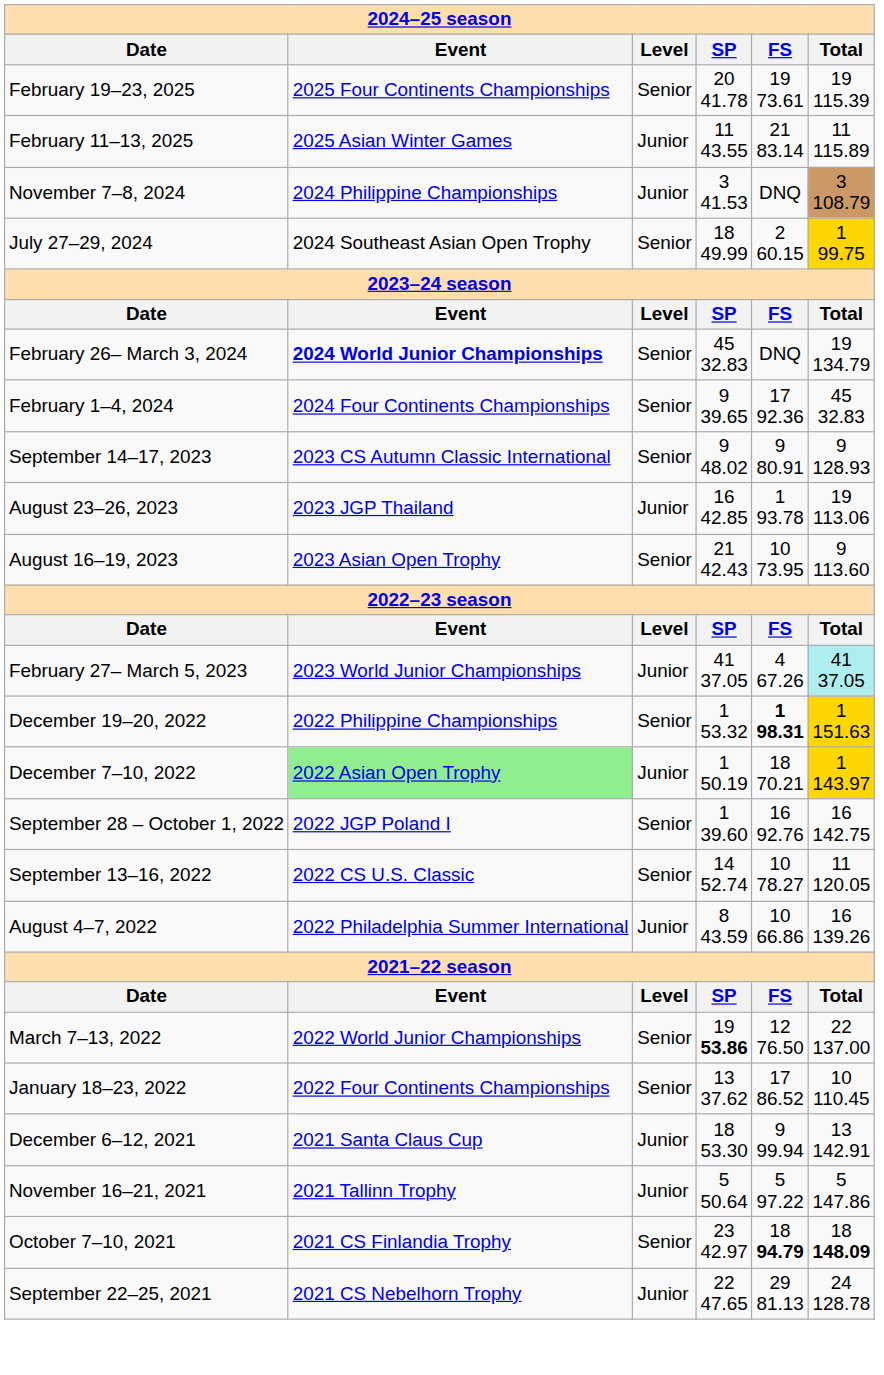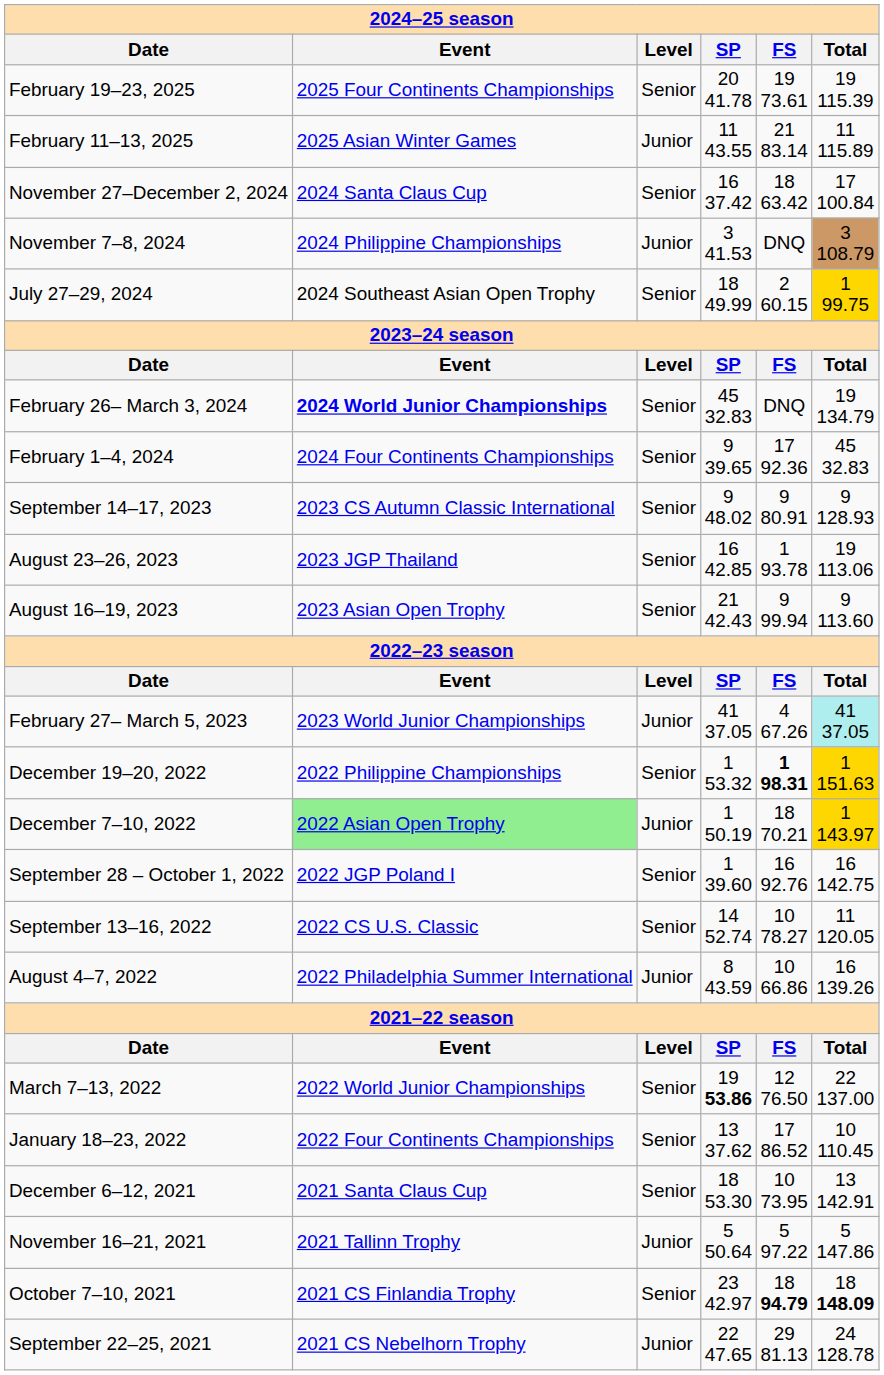+ row: (149, 192)
(663, 508) Junior -> (669, 559) Senior
(780, 559) 10 73.95 -> (784, 610) 9 99.94
(663, 1139) Junior -> (669, 1190) Senior
(780, 1139) 9 99.94 -> (784, 1190) 10 73.95
